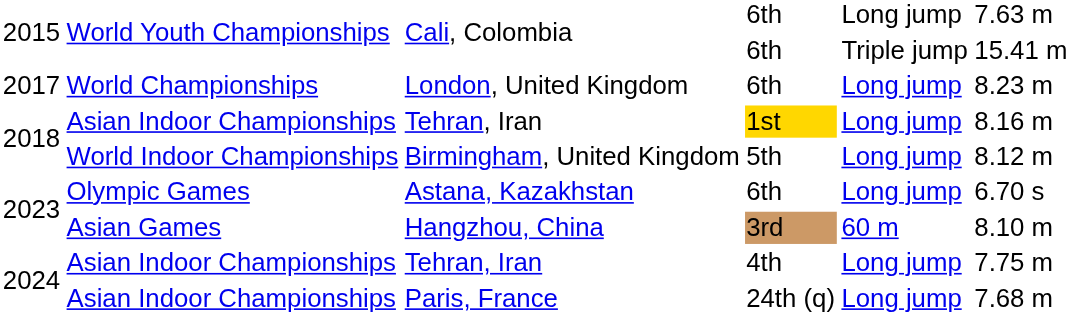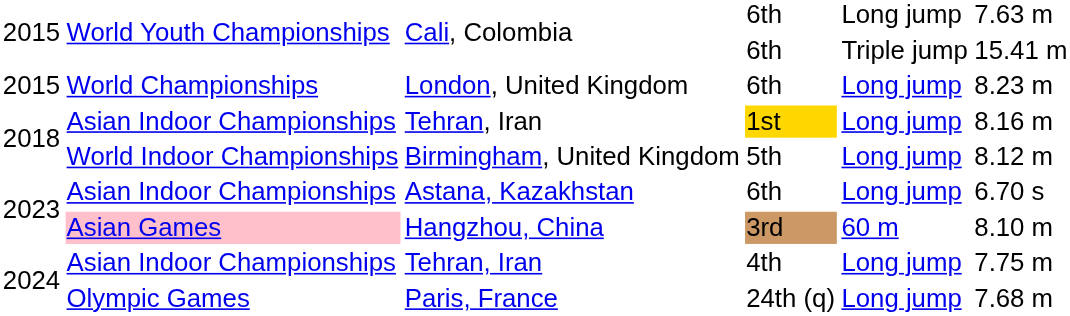(31, 85) 2017 -> (31, 85) 2015
(158, 192) Olympic Games -> (231, 192) Asian Indoor Championships
(144, 227) no background -> (144, 227) pink background
(231, 298) Asian Indoor Championships -> (158, 298) Olympic Games
